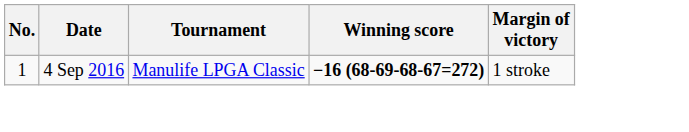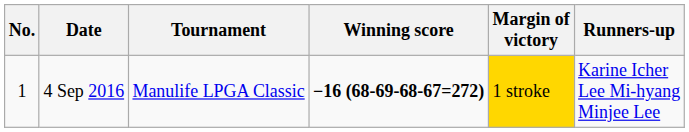+ column: (629, 30)
(521, 70) no background -> (521, 91) gold background
